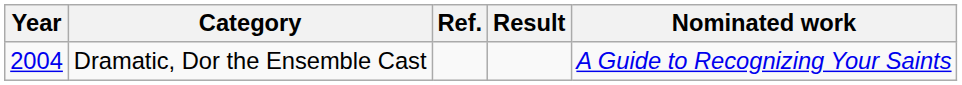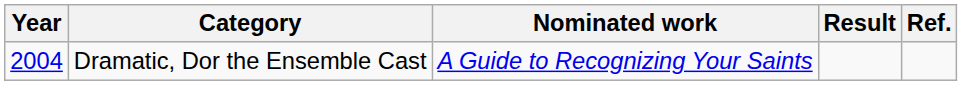columns swapped: (764, 23) <-> (460, 23)
